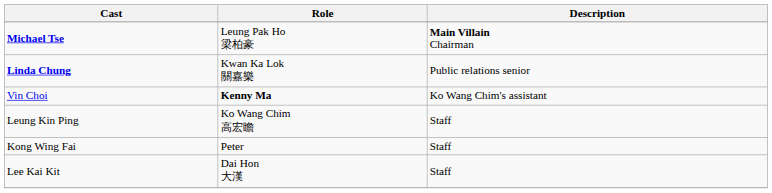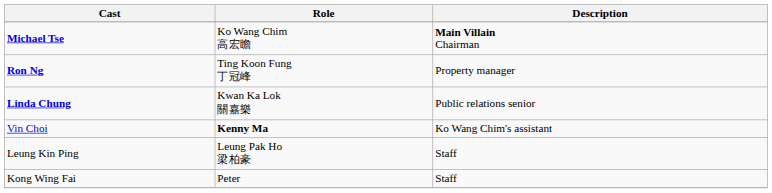(253, 37) Leung Pak Ho 梁柏豪 -> (252, 37) Ko Wang Chim 高宏瞻
+ row: (25, 70)
(256, 120) Ko Wang Chim 高宏瞻 -> (250, 152) Leung Pak Ho 梁柏豪
- row: (33, 171)
